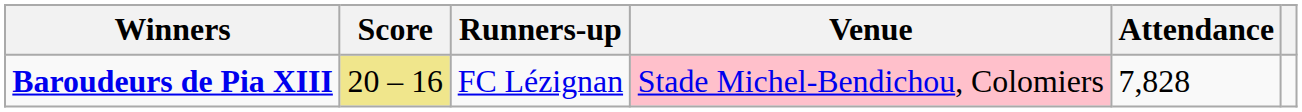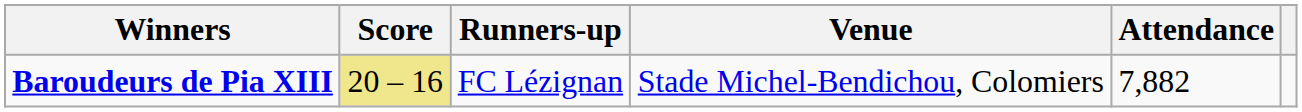(871, 80) pink background -> (871, 80) no background
(1154, 80) 7,828 -> (1154, 80) 7,882
